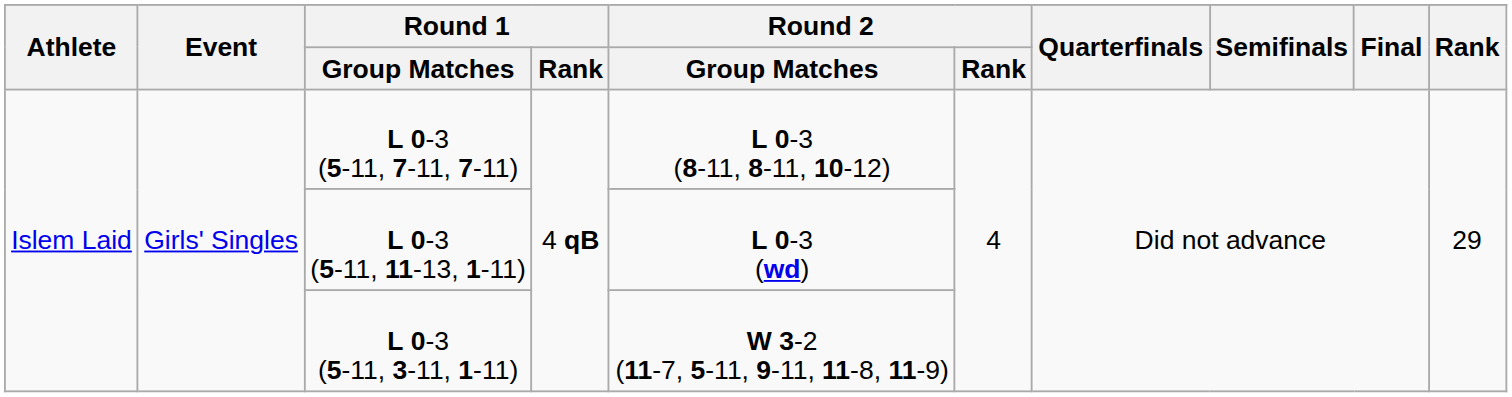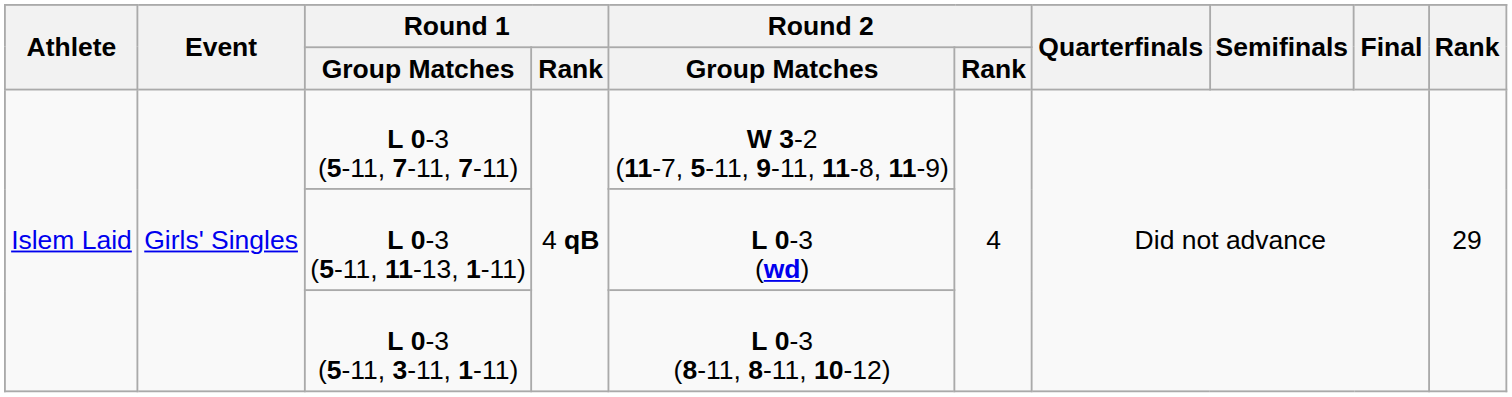(782, 154) L 0-3 (8-11, 8-11, 10-12) -> (782, 154) W 3-2 (11-7, 5-11, 9-11, 11-8, 11-9)
(782, 356) W 3-2 (11-7, 5-11, 9-11, 11-8, 11-9) -> (782, 356) L 0-3 (8-11, 8-11, 10-12)
